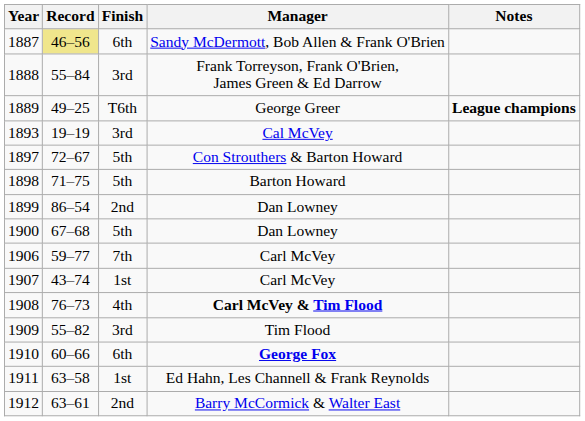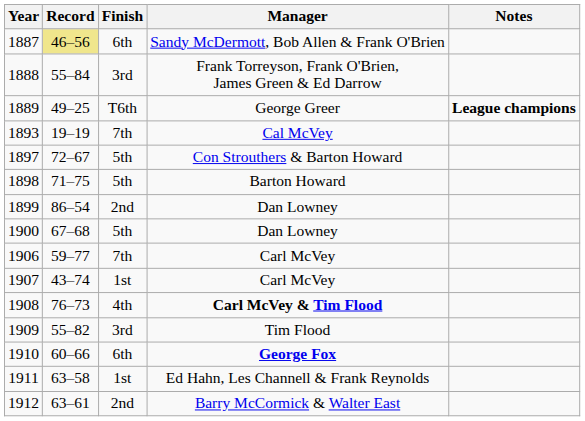(122, 132) 3rd -> (122, 132) 7th
